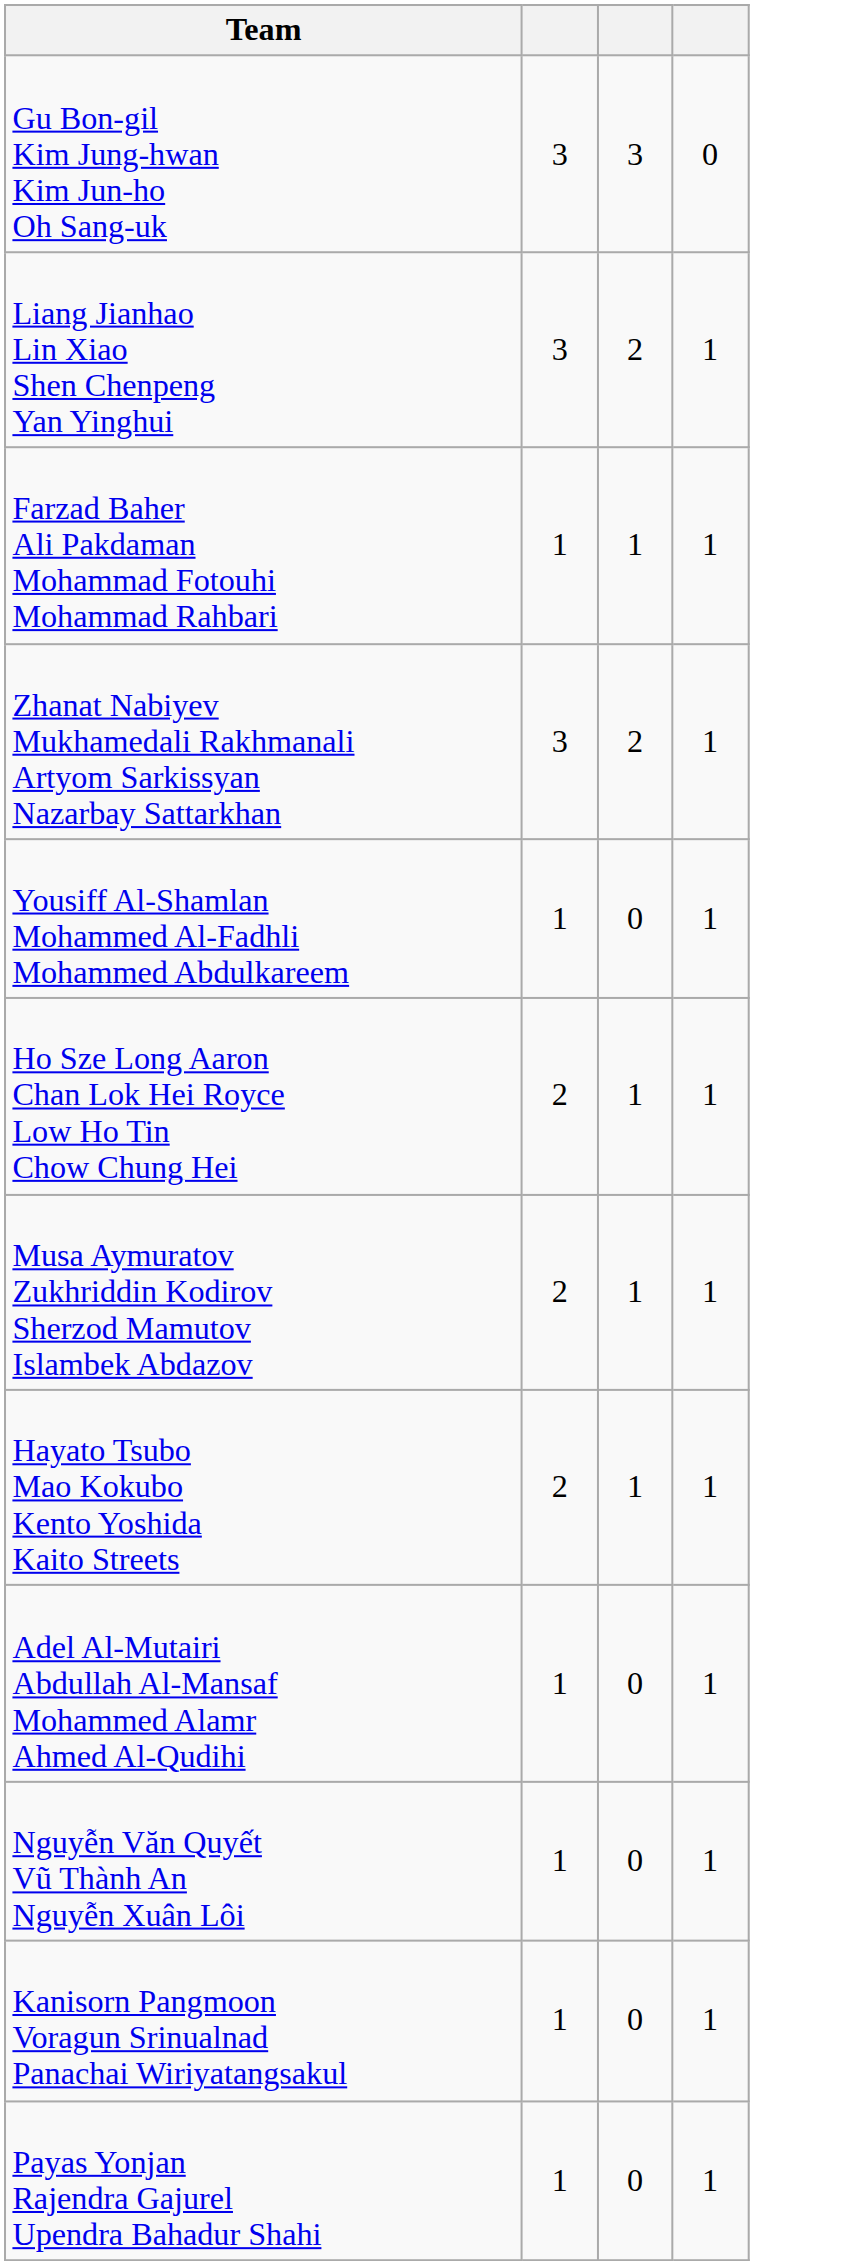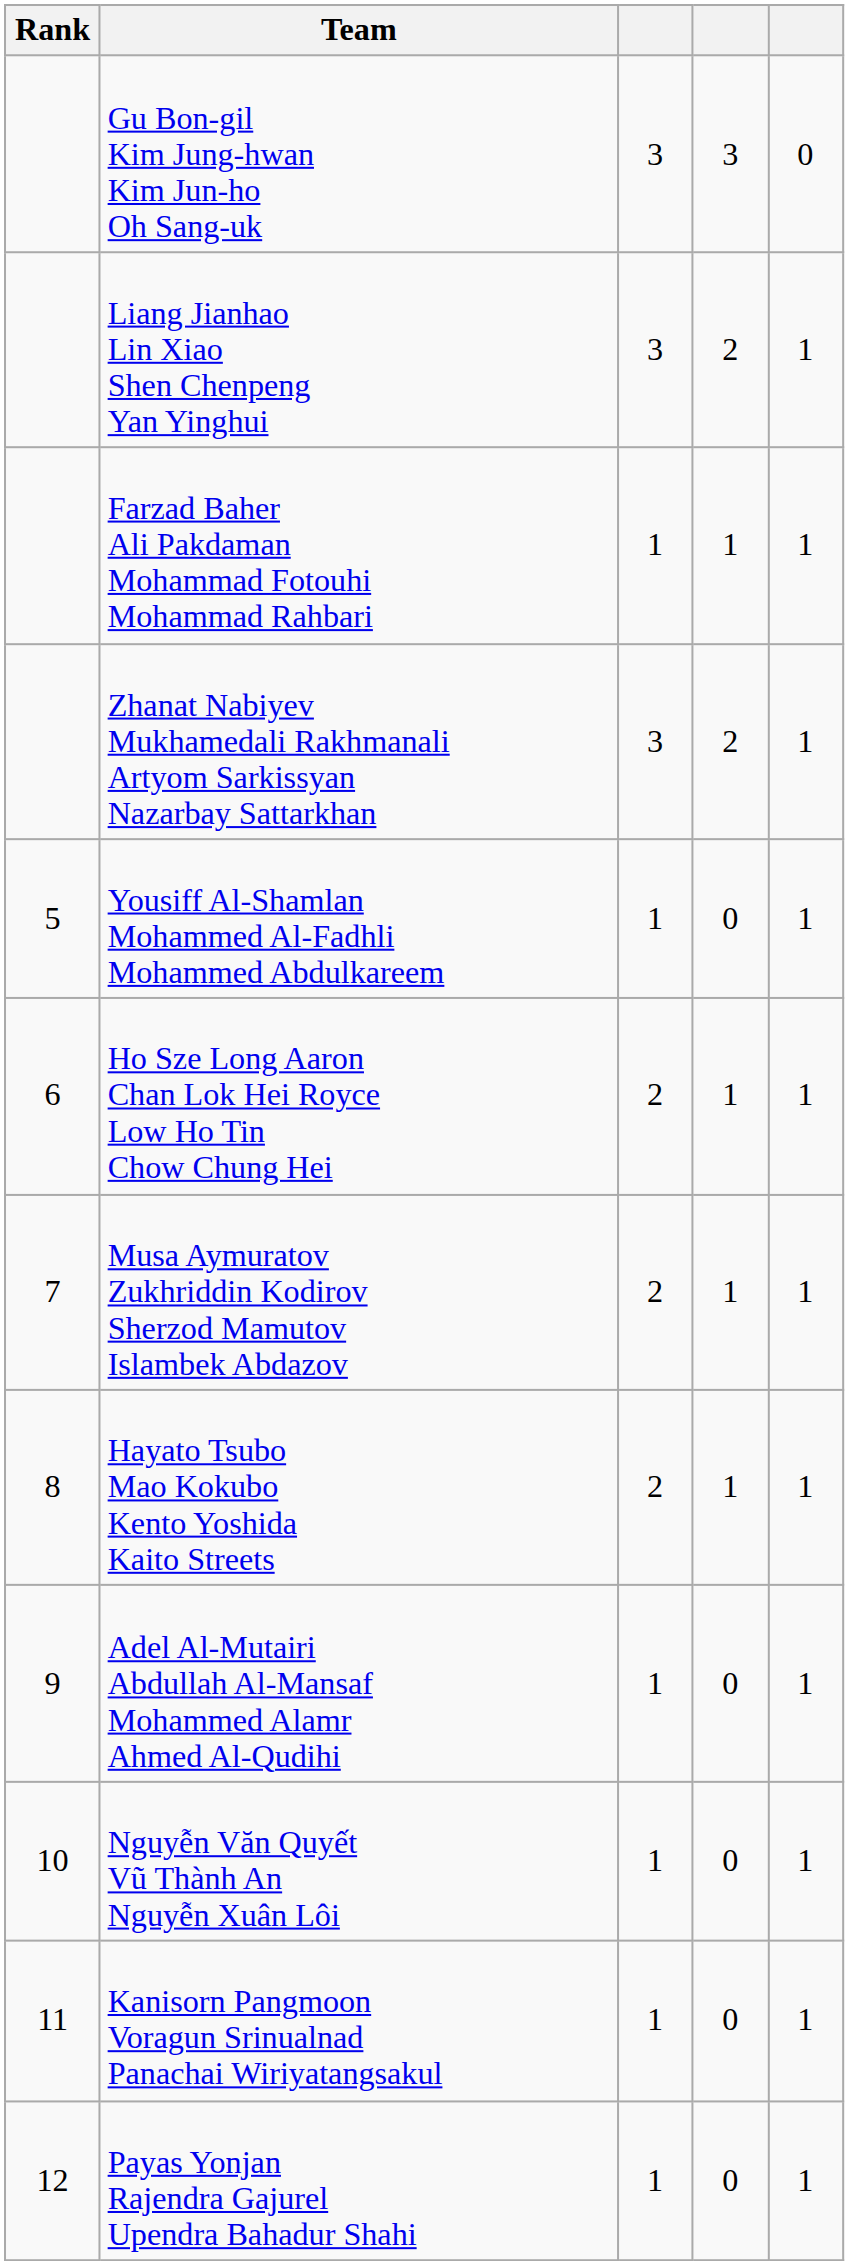+ column: (53, 30)
